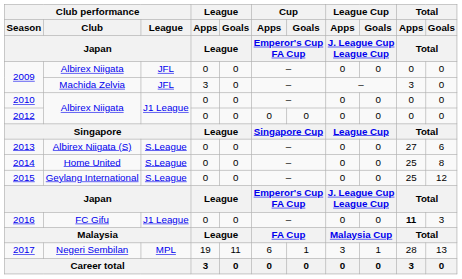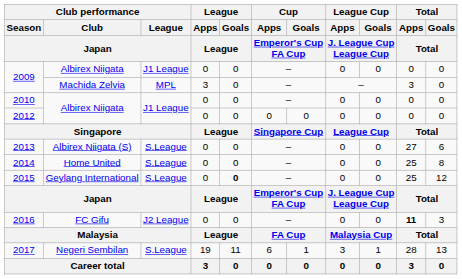(166, 69) JFL -> (166, 69) J1 League
(166, 85) JFL -> (166, 85) MPL
(236, 178) normal -> (236, 178) bold
(166, 219) J1 League -> (166, 219) J2 League
(166, 250) MPL -> (166, 250) S.League
